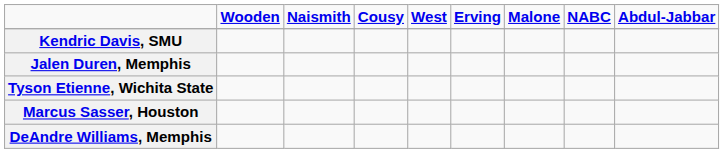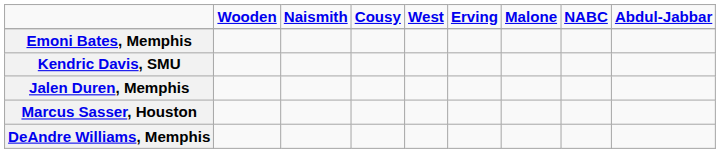+ row: (109, 41)
- row: (111, 89)
